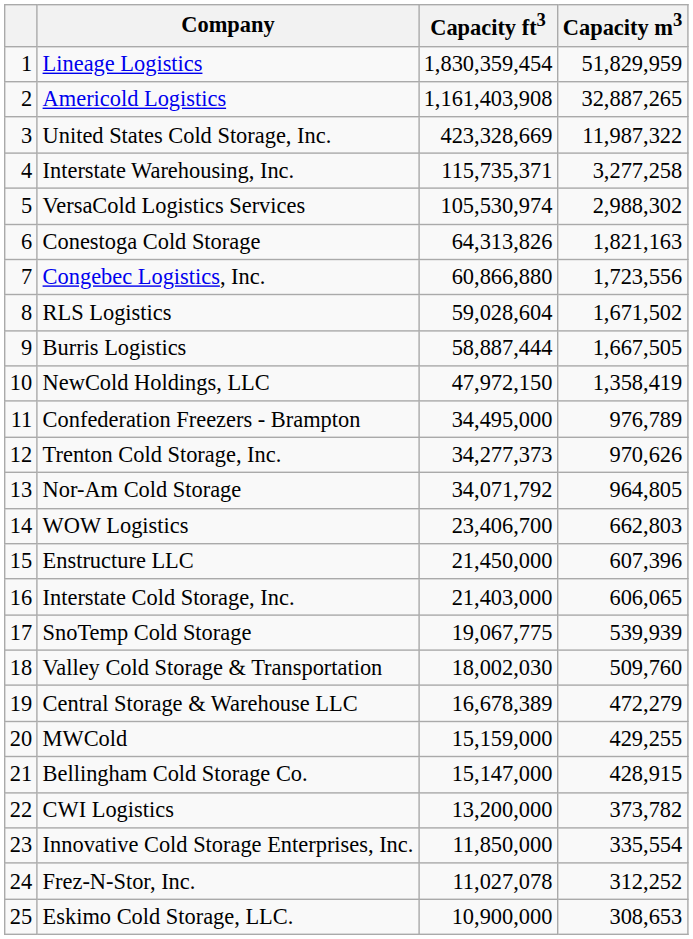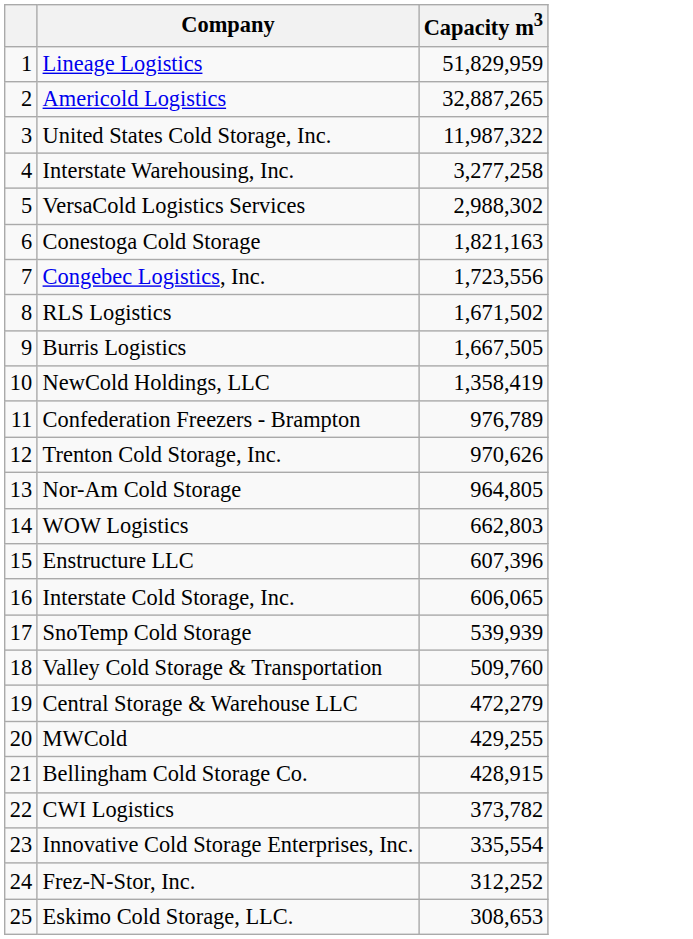- column: (488, 25)
